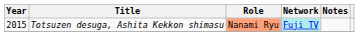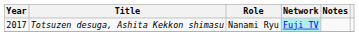(17, 25) 2015 -> (17, 25) 2017
(253, 25) lightsalmon background -> (253, 25) no background
